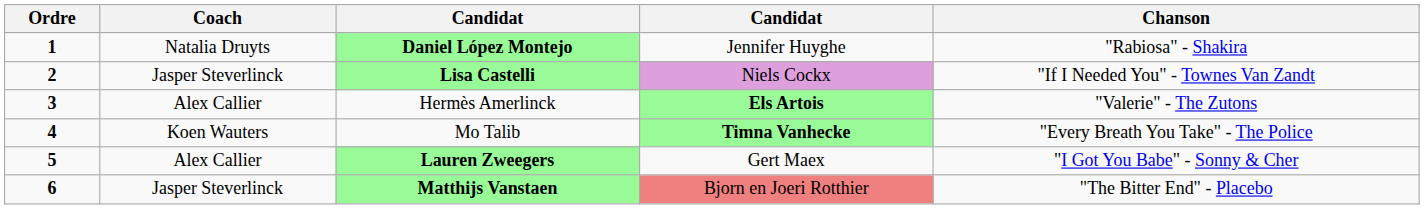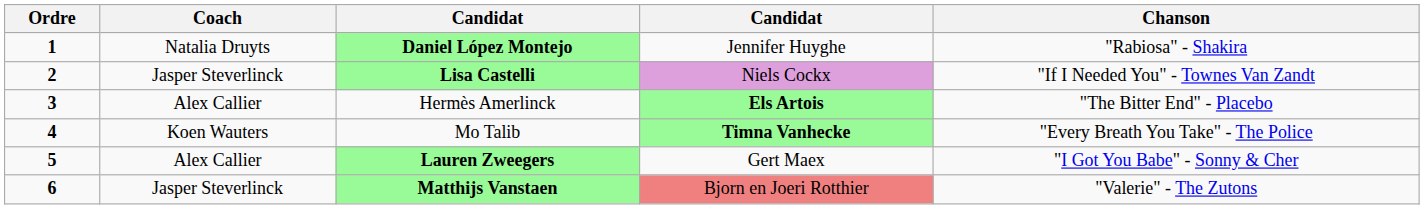(1176, 103) "Valerie" - The Zutons -> (1176, 103) "The Bitter End" - Placebo
(1176, 189) "The Bitter End" - Placebo -> (1176, 189) "Valerie" - The Zutons
